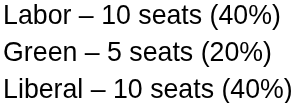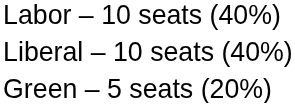rows swapped: (148, 89) <-> (137, 52)
